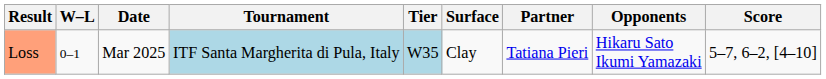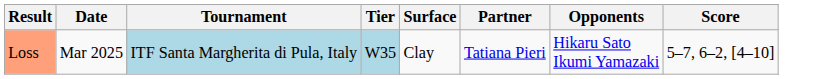- column: (77, 17)
